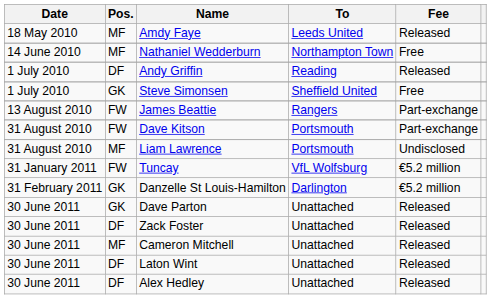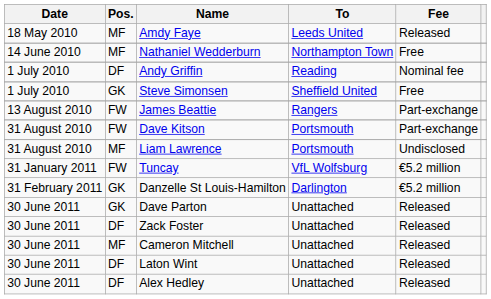(425, 71) Released -> (431, 71) Nominal fee
